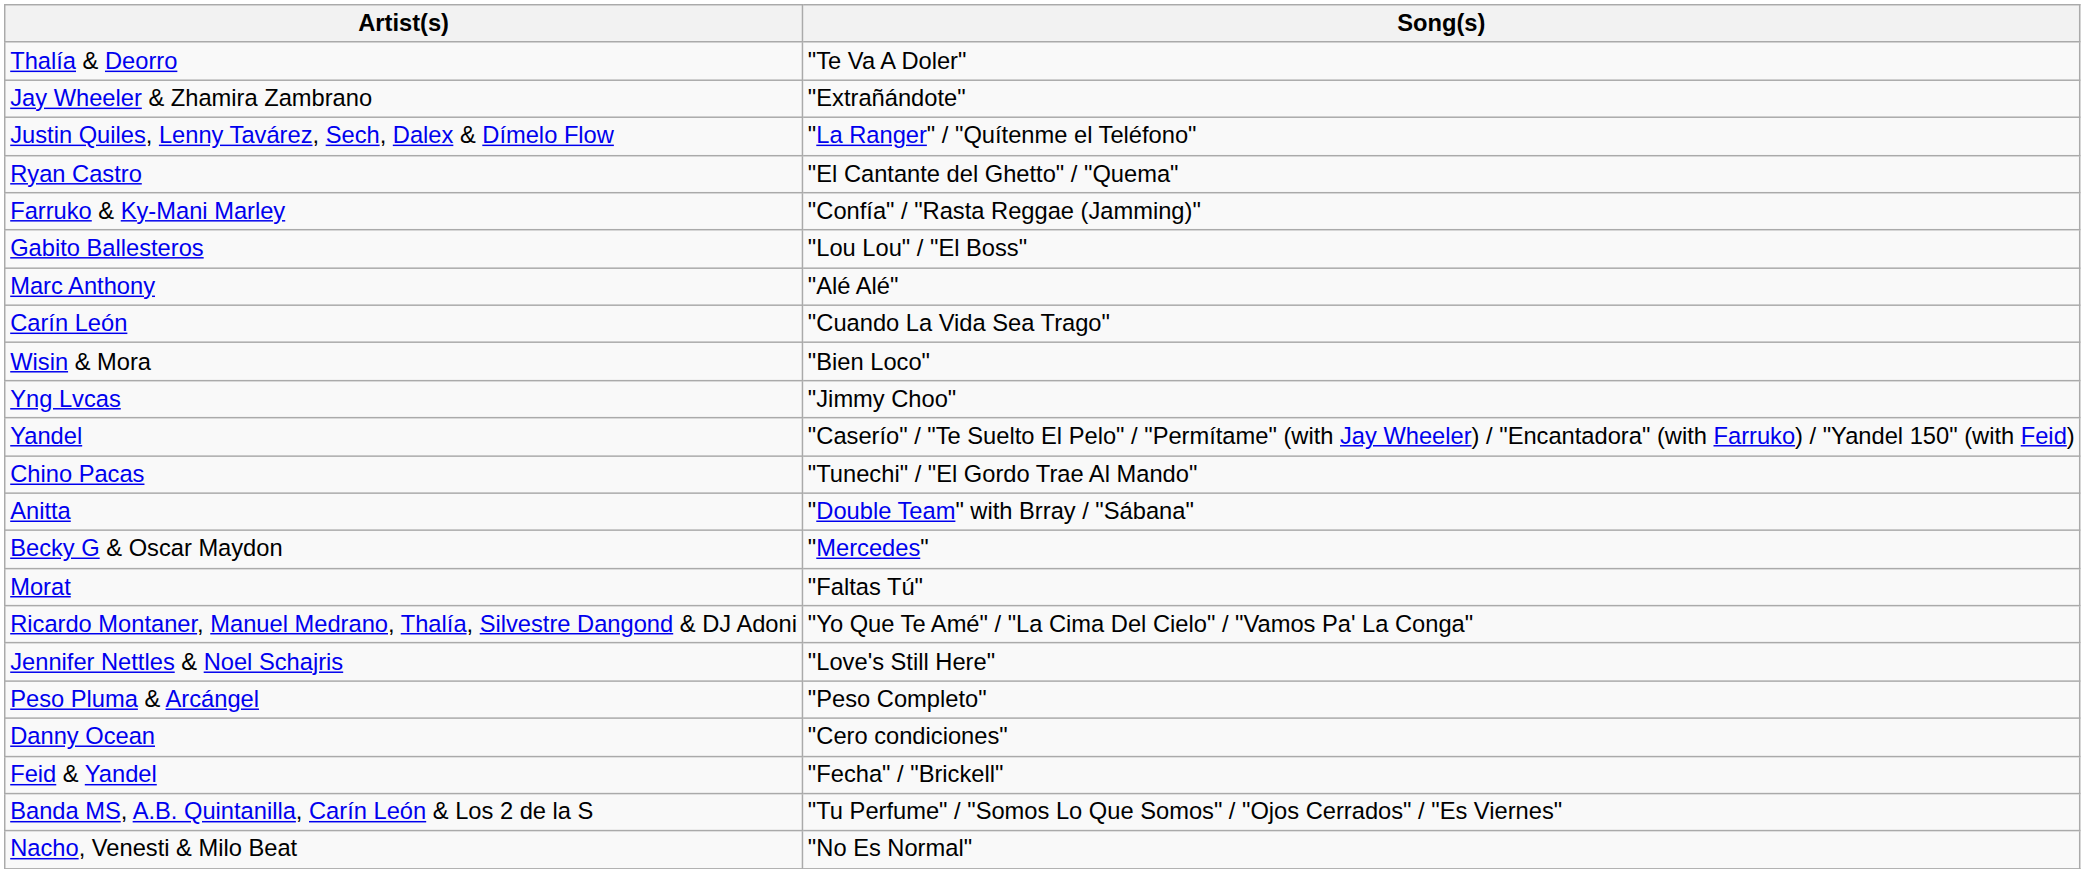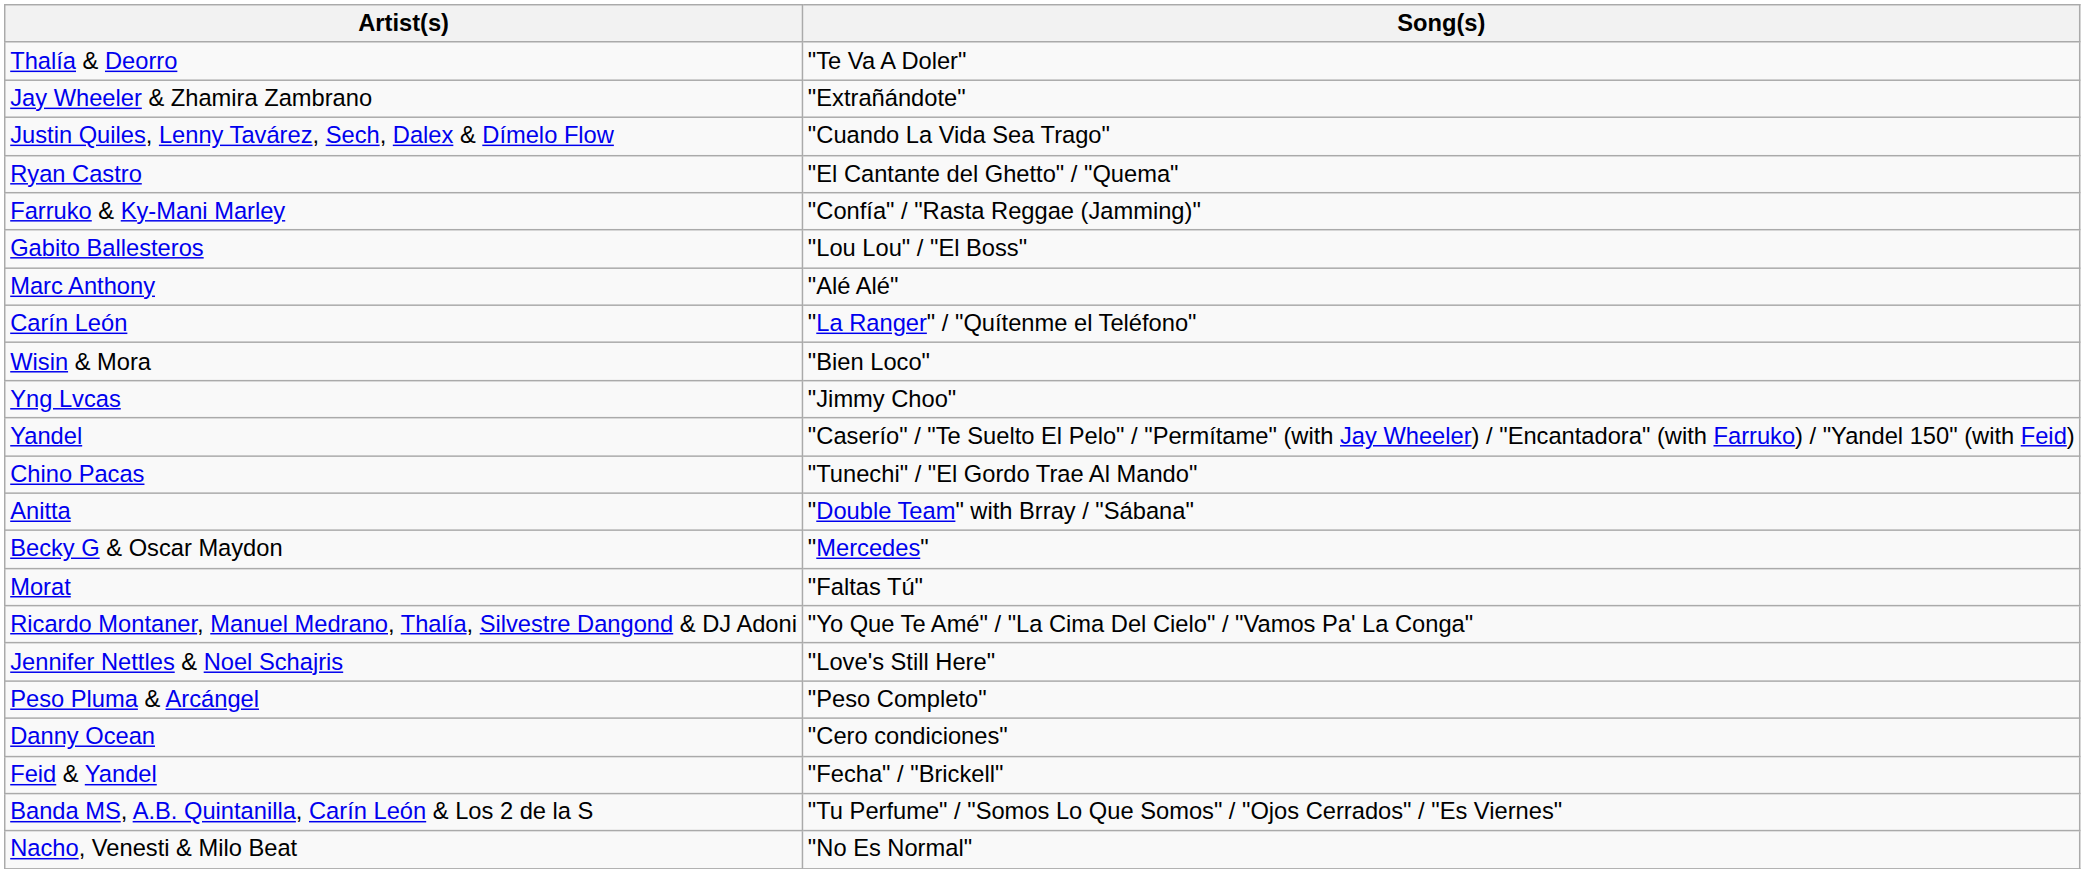(1002, 135) "La Ranger" / "Quítenme el Teléfono" -> (959, 135) "Cuando La Vida Sea Trago"
(959, 323) "Cuando La Vida Sea Trago" -> (1002, 323) "La Ranger" / "Quítenme el Teléfono"
